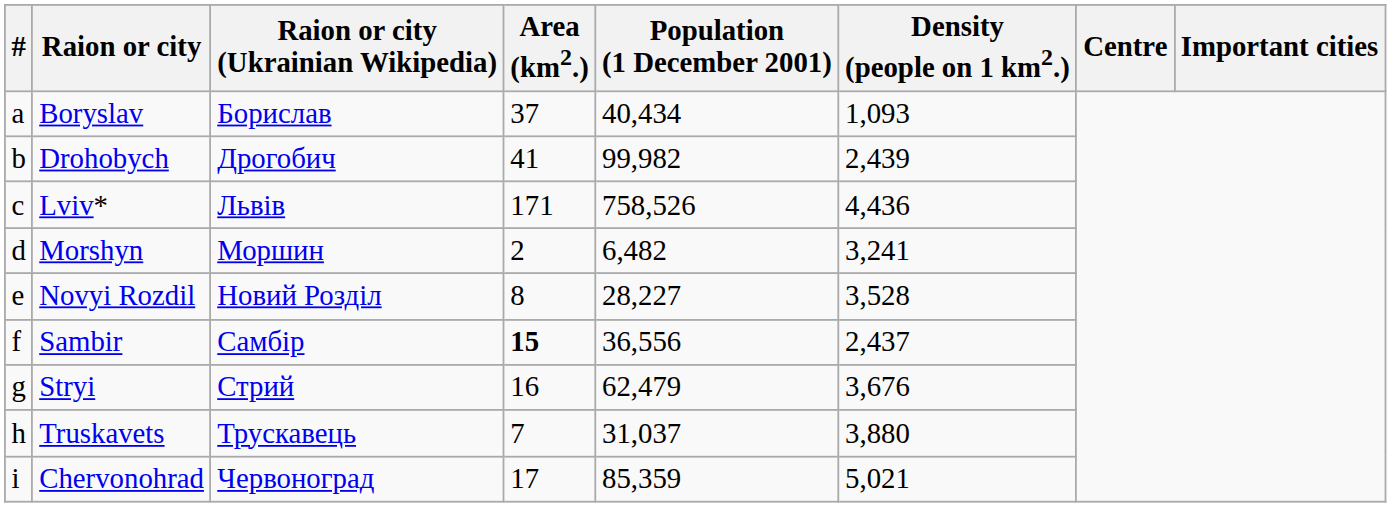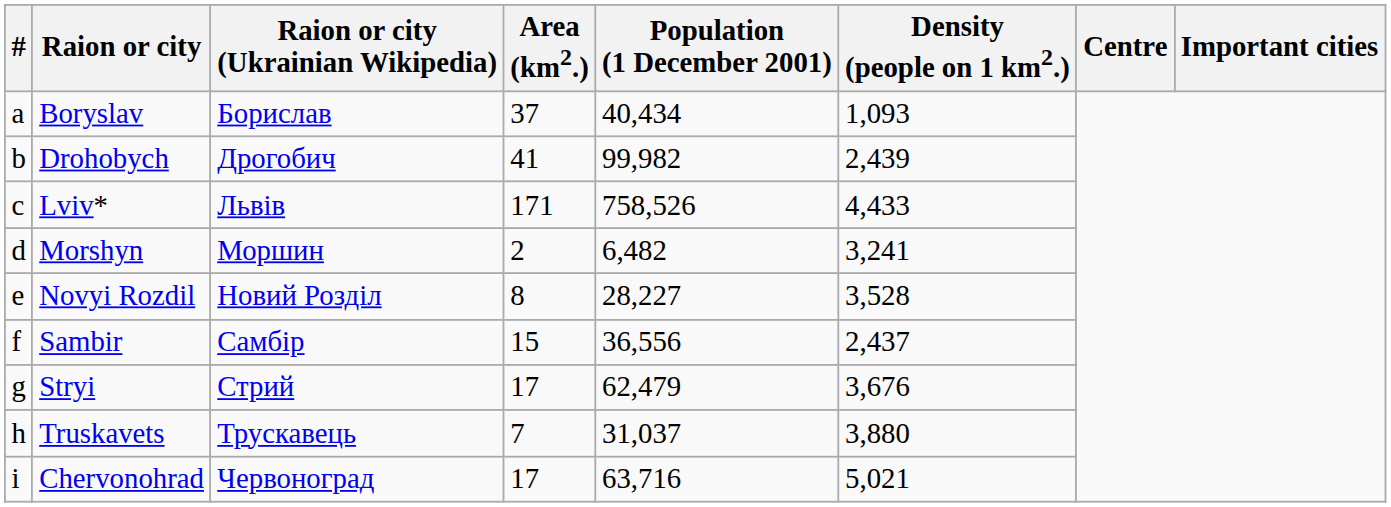(877, 204) 4,436 -> (877, 204) 4,433
(525, 341) bold -> (525, 341) normal
(525, 387) 16 -> (525, 387) 17
(642, 478) 85,359 -> (642, 478) 63,716
